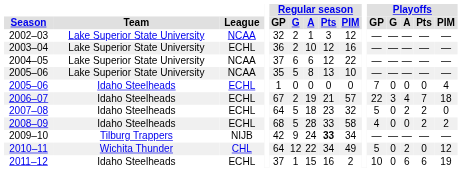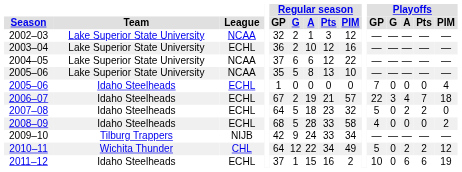(424, 123) 2 -> (424, 123) 0
(329, 136) bold -> (329, 136) normal
(424, 149) 0 -> (424, 149) 2
